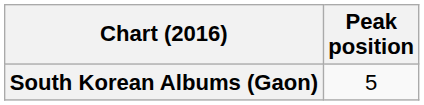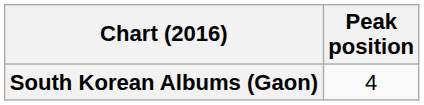(371, 81) 5 -> (371, 81) 4
